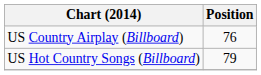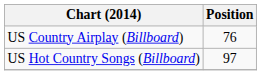(230, 59) 79 -> (230, 59) 97
